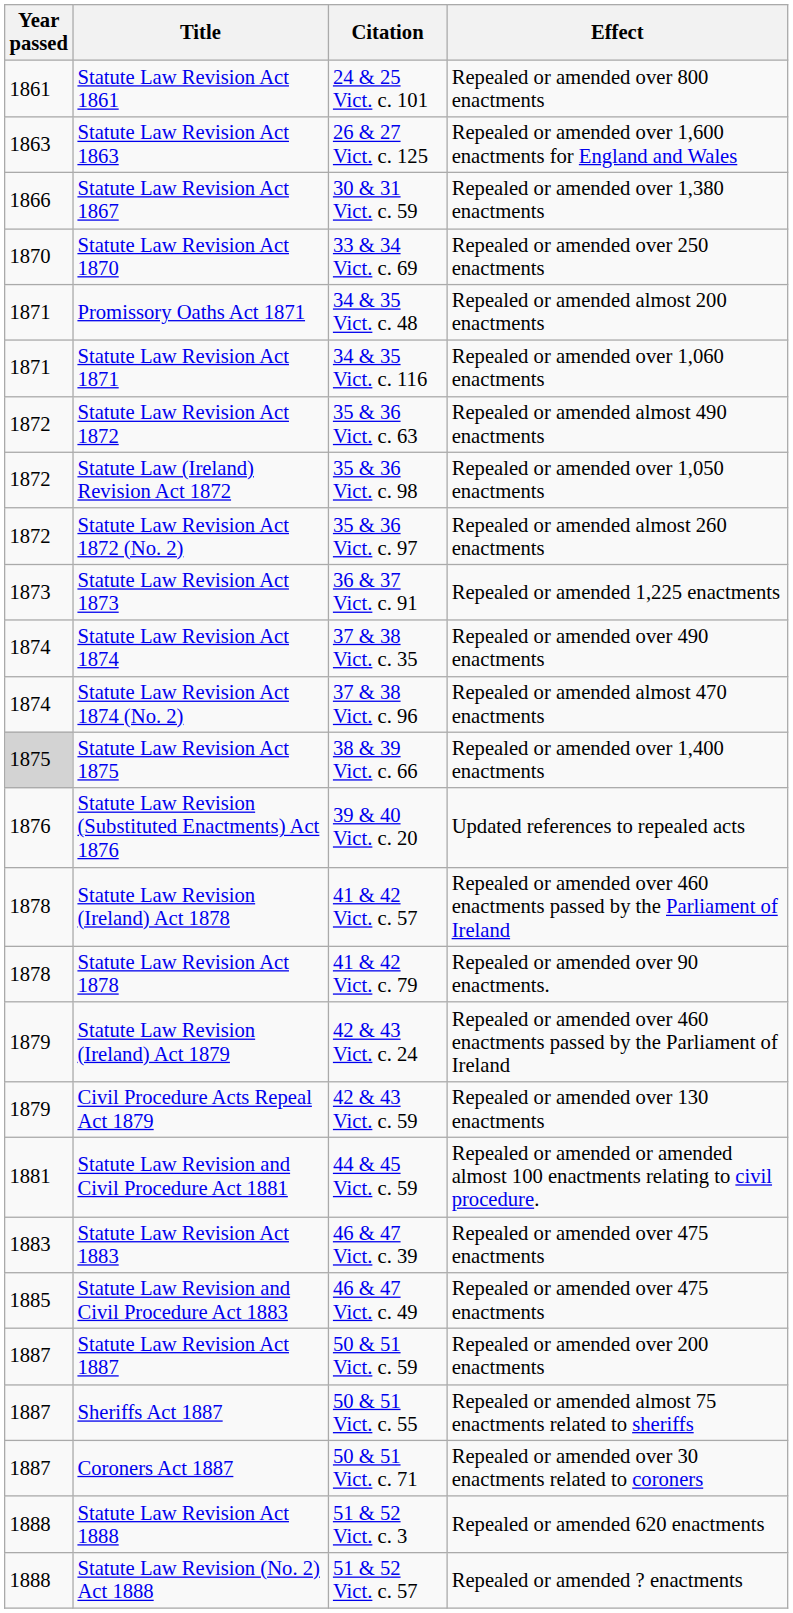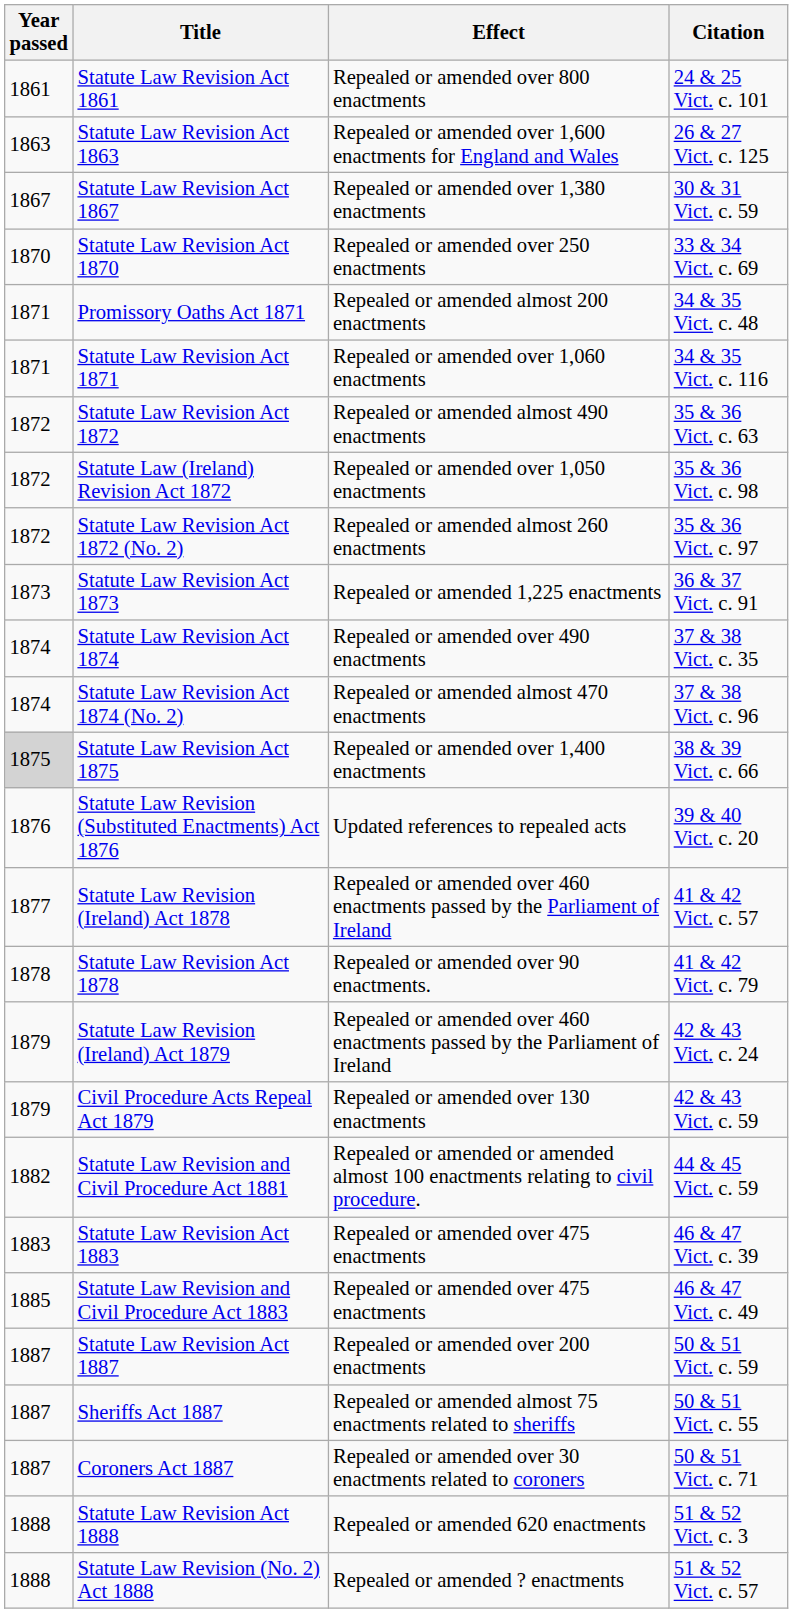columns swapped: (388, 32) <-> (617, 32)
(30, 200) 1866 -> (30, 200) 1867
(30, 906) 1878 -> (30, 906) 1877
(30, 1176) 1881 -> (30, 1176) 1882
